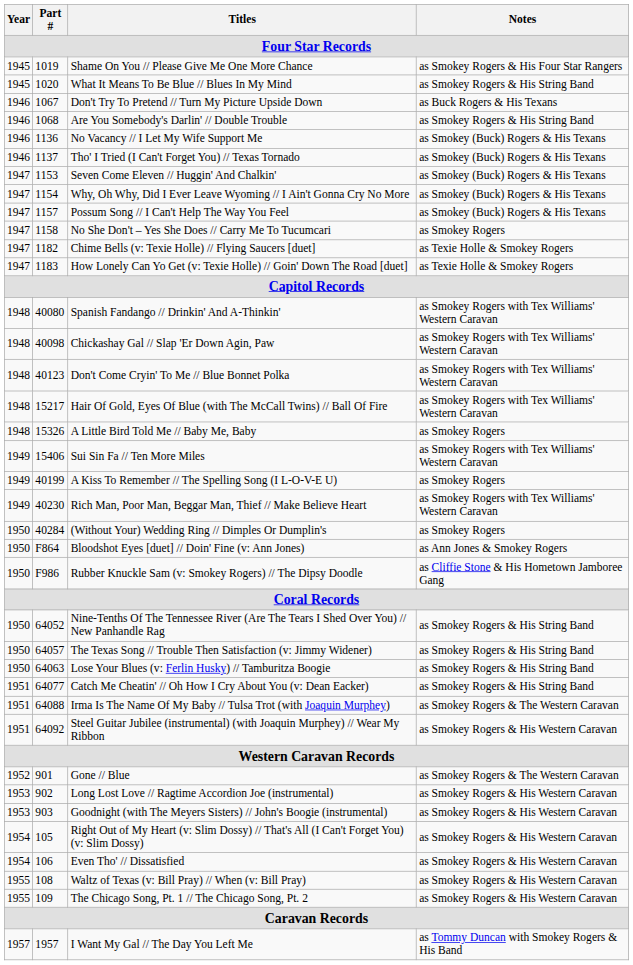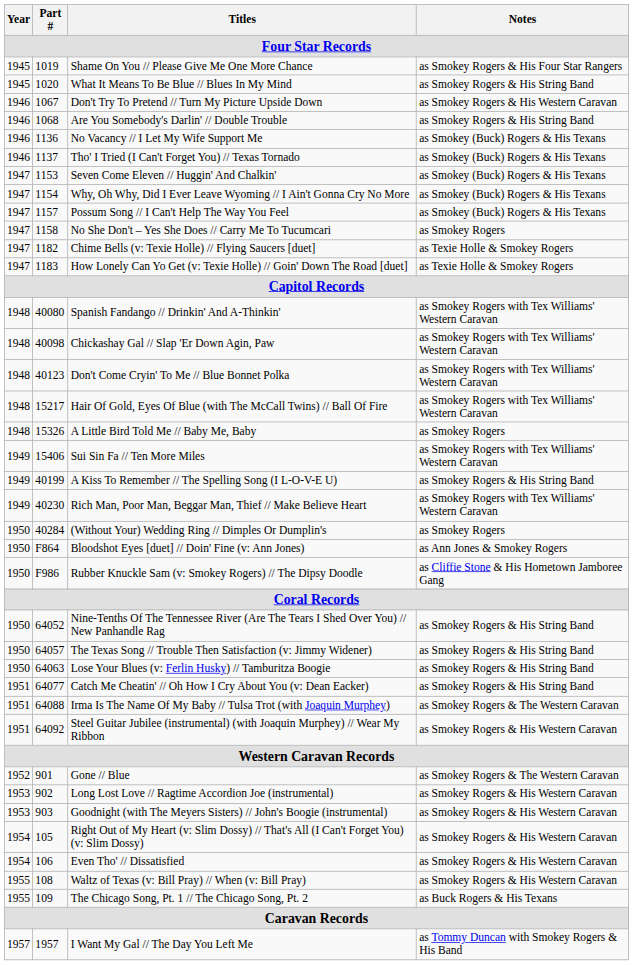(488, 102) as Buck Rogers & His Texans -> (518, 102) as Smokey Rogers & His Western Caravan
(462, 480) as Smokey Rogers -> (506, 480) as Smokey Rogers & His String Band
(518, 898) as Smokey Rogers & His Western Caravan -> (488, 898) as Buck Rogers & His Texans
